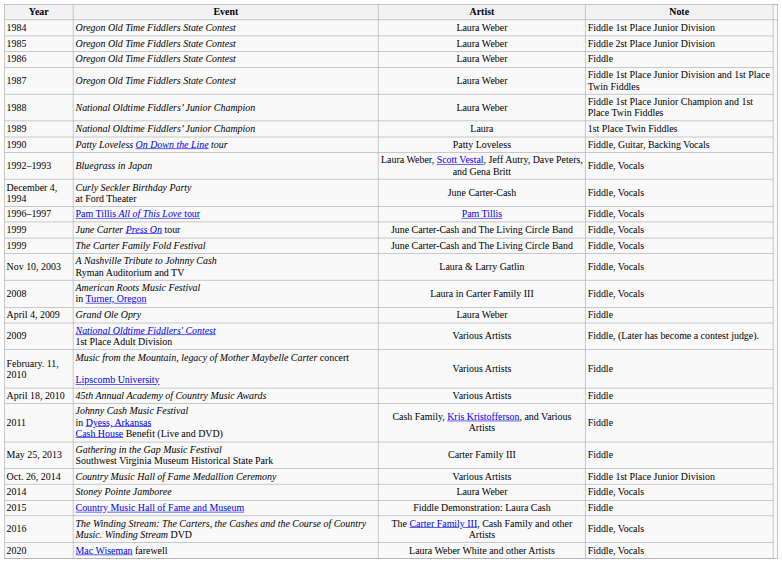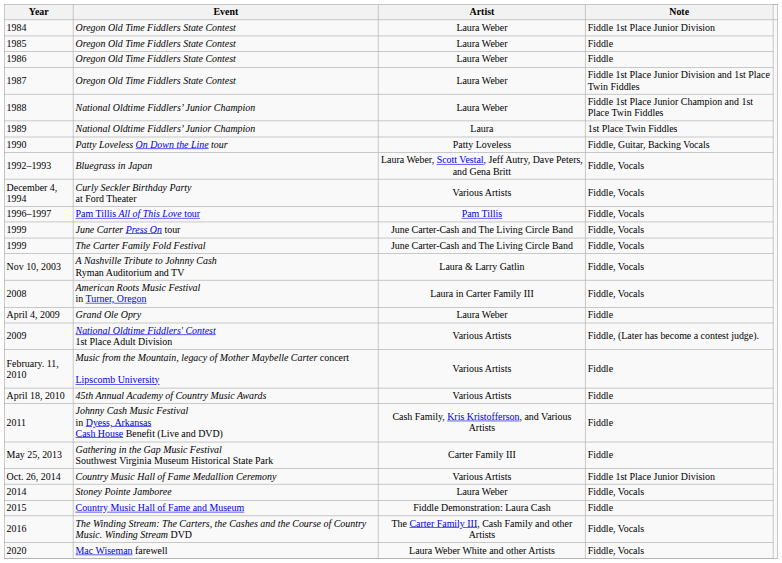(651, 43) Fiddle 2st Place Junior Division -> (600, 43) Fiddle
(482, 193) June Carter-Cash -> (482, 193) Various Artists
